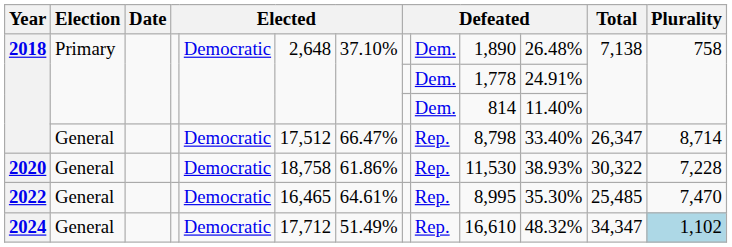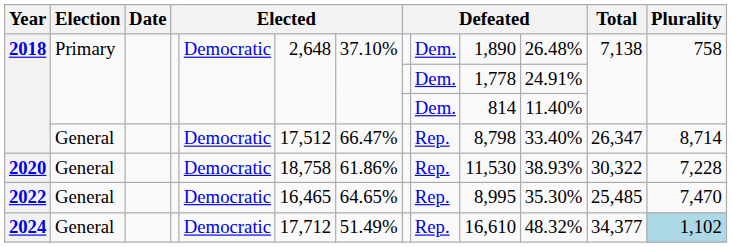(369, 197) 64.61% -> (369, 197) 64.65%
(617, 227) 34,347 -> (617, 227) 34,377
